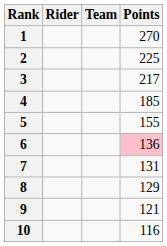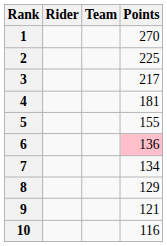(149, 101) 185 -> (149, 101) 181
(149, 166) 131 -> (149, 166) 134
